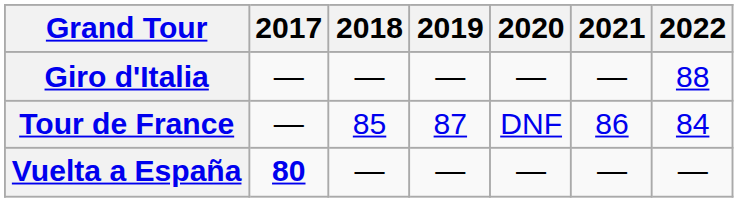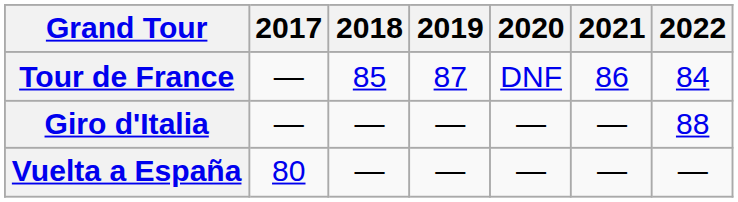rows swapped: (127, 76) <-> (127, 123)
(289, 171) bold -> (289, 171) normal
